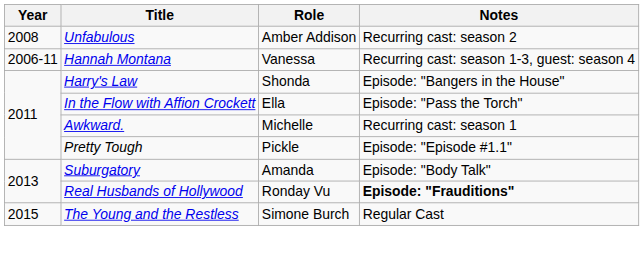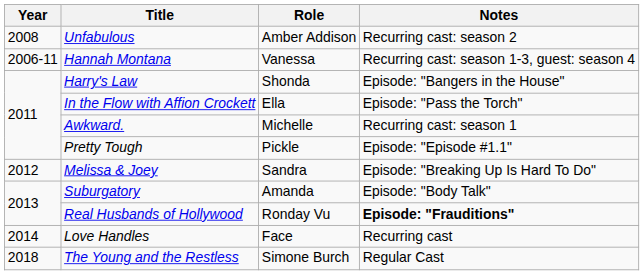+ row: (111, 170)
+ row: (107, 236)
(23, 214) 2015 -> (23, 258) 2018
